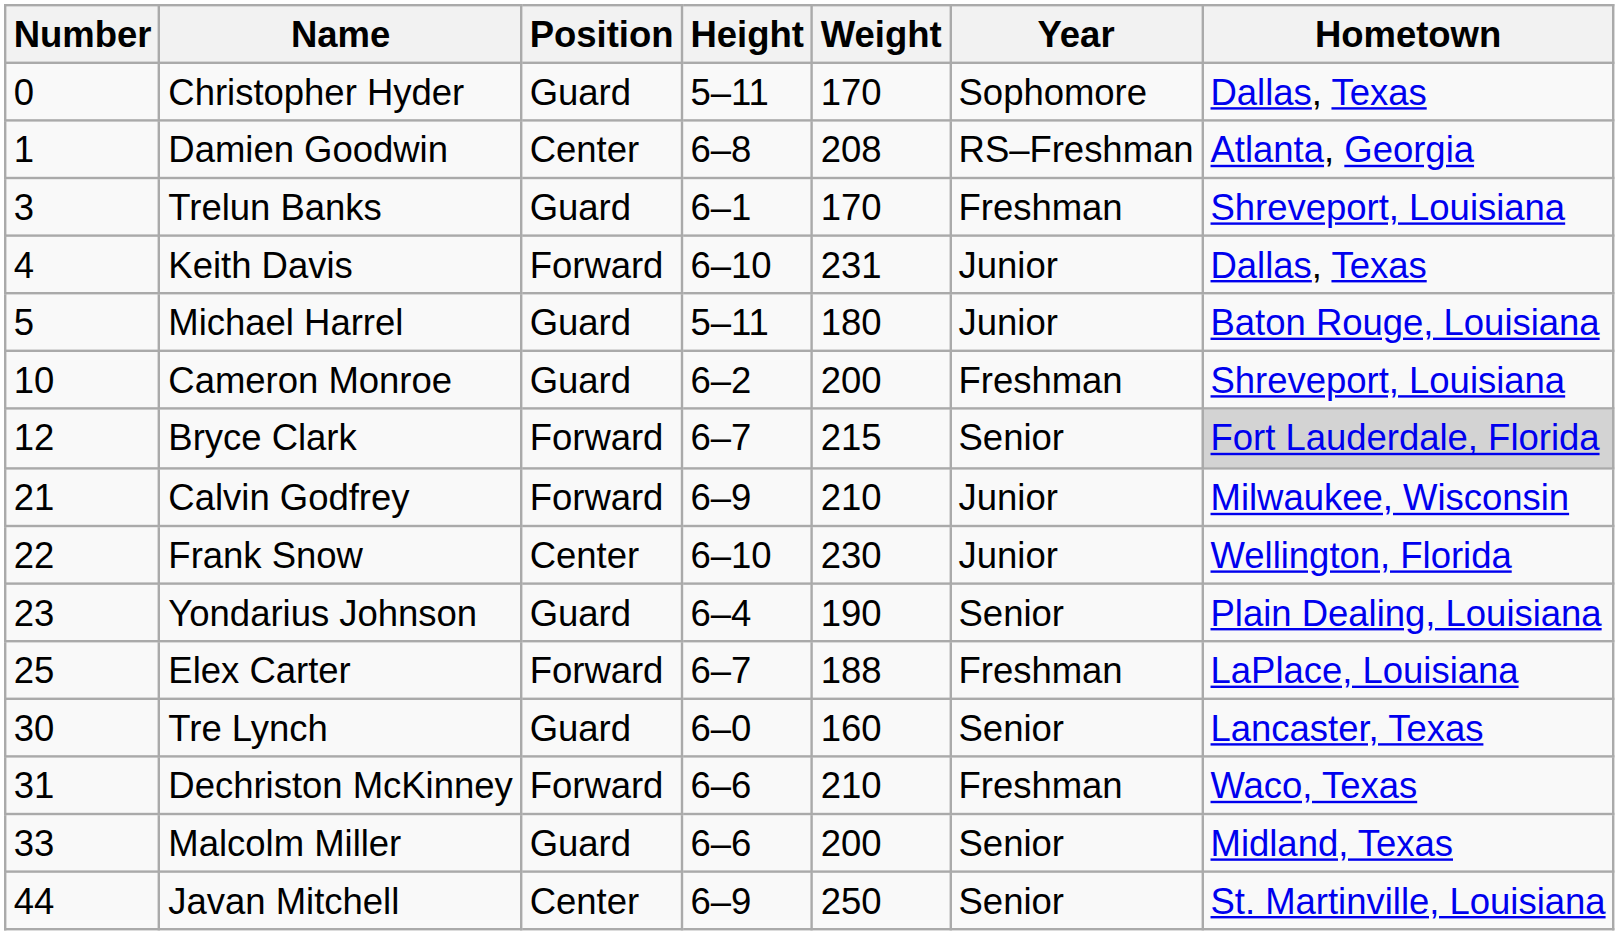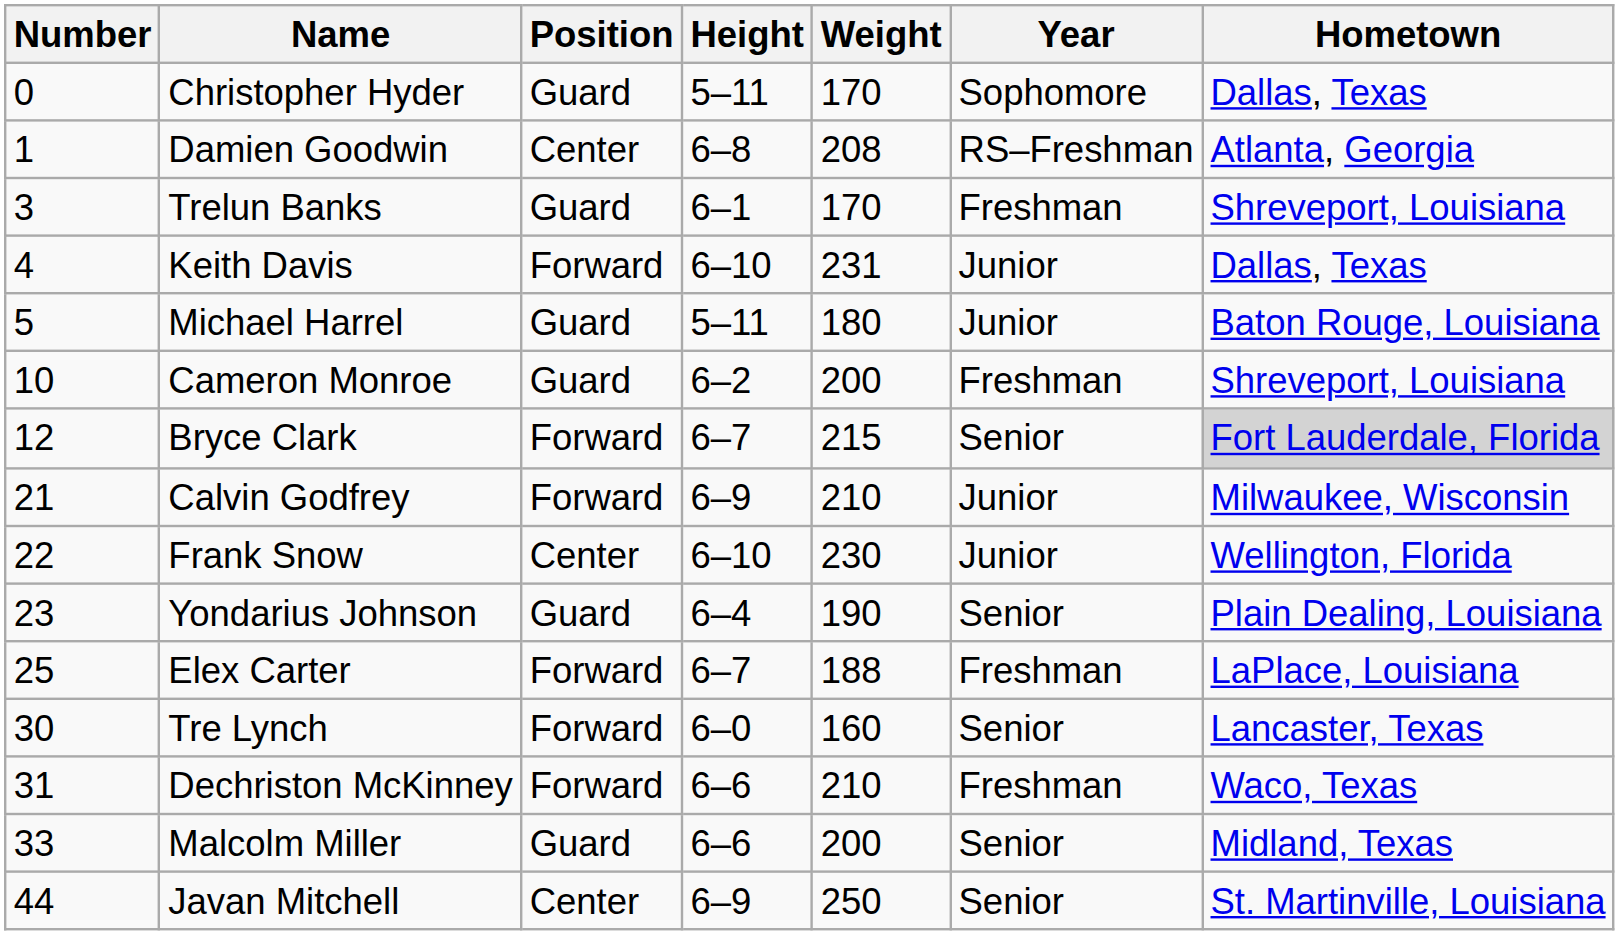(580, 727) Guard -> (597, 727) Forward
